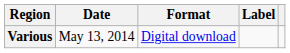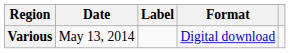columns swapped: (188, 15) <-> (259, 15)
